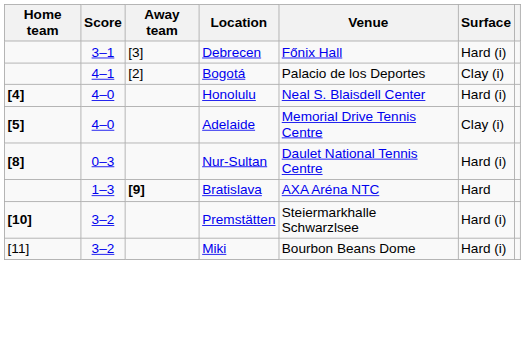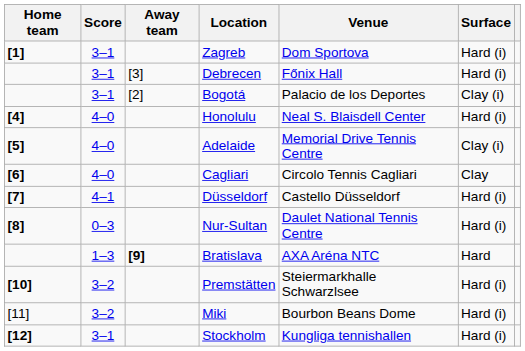+ row: (224, 52)
(103, 73) 4–1 -> (103, 95) 3–1
+ row: (225, 175)
+ row: (235, 196)
+ row: (234, 335)
